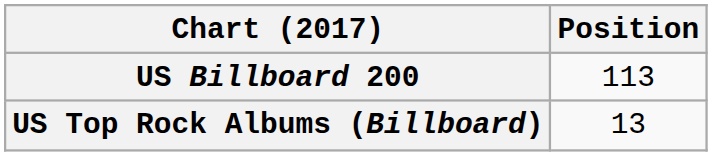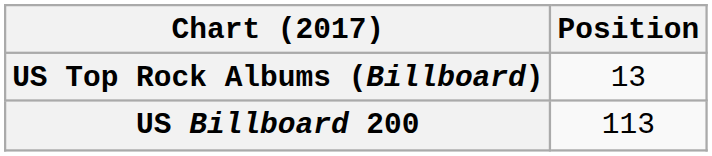rows swapped: (278, 77) <-> (278, 125)
